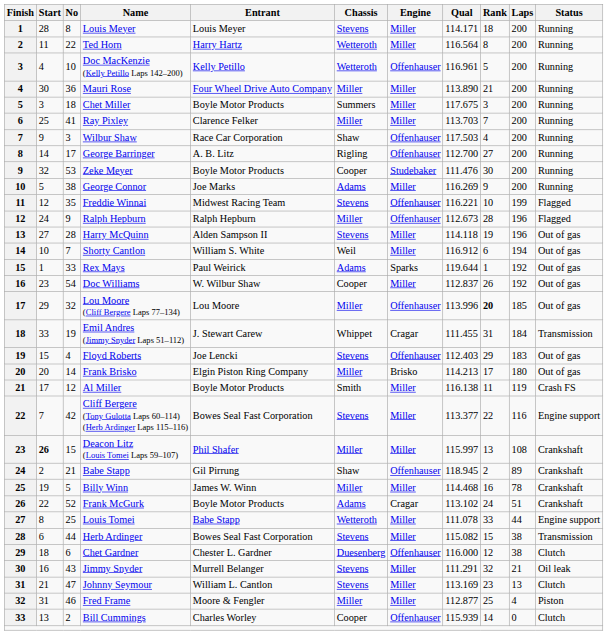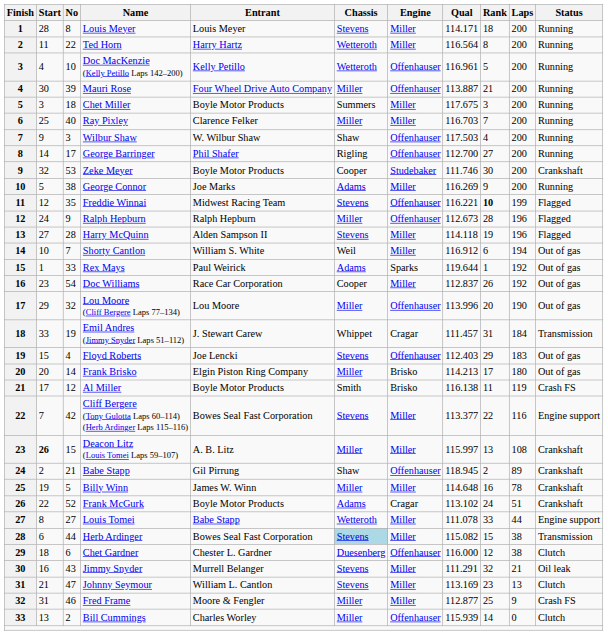(71, 89) 36 -> (71, 89) 39
(403, 89) Miller -> (415, 89) Offenhauser
(462, 89) 113.890 -> (462, 89) 113.887
(71, 121) 41 -> (71, 121) 40
(462, 121) 113.703 -> (462, 121) 116.703
(238, 137) Race Car Corporation -> (227, 137) W. Wilbur Shaw
(213, 154) A. B. Litz -> (216, 154) Phil Shafer
(462, 170) 111.476 -> (462, 170) 111.746
(556, 170) Running -> (560, 170) Crankshaft
(488, 202) normal -> (488, 202) bold
(559, 235) Out of gas -> (554, 235) Flagged
(227, 283) W. Wilbur Shaw -> (238, 283) Race Car Corporation
(488, 305) bold -> (488, 305) normal
(519, 305) 185 -> (519, 305) 190
(462, 333) 111.455 -> (462, 333) 111.457
(403, 388) Miller -> (404, 388) Brisko
(216, 449) Phil Shafer -> (213, 449) A. B. Litz
(462, 487) 114.468 -> (462, 487) 114.648
(71, 520) 25 -> (71, 520) 27
(353, 536) no background -> (353, 536) lightblue background
(514, 601) 4 -> (514, 601) 9
(551, 601) Piston -> (557, 601) Crash FS
(352, 617) Cooper -> (350, 617) Miller
